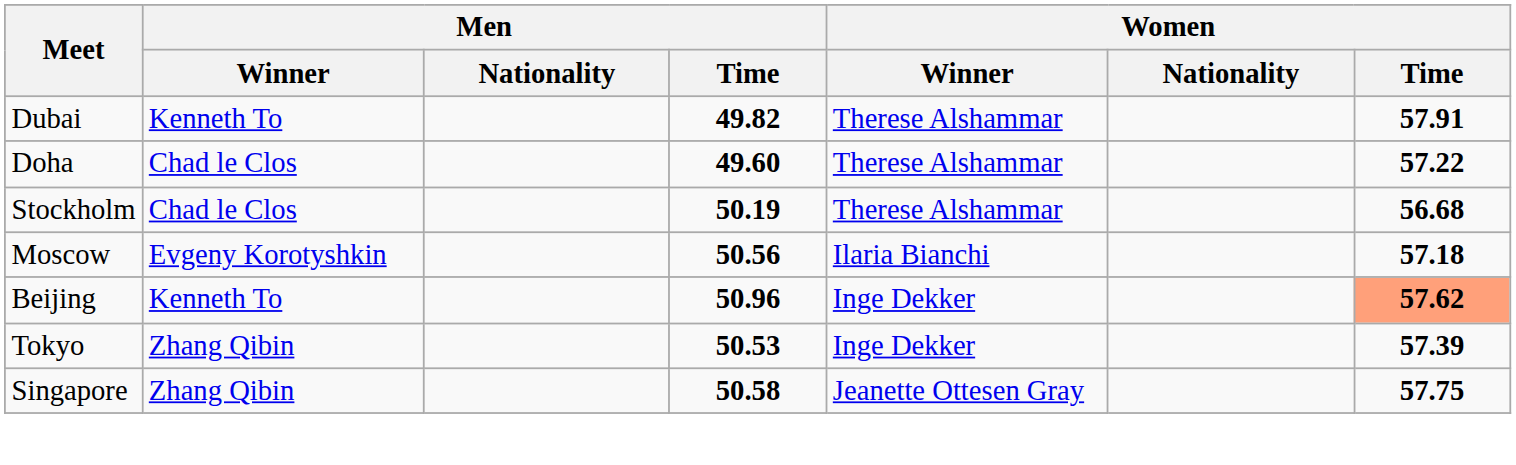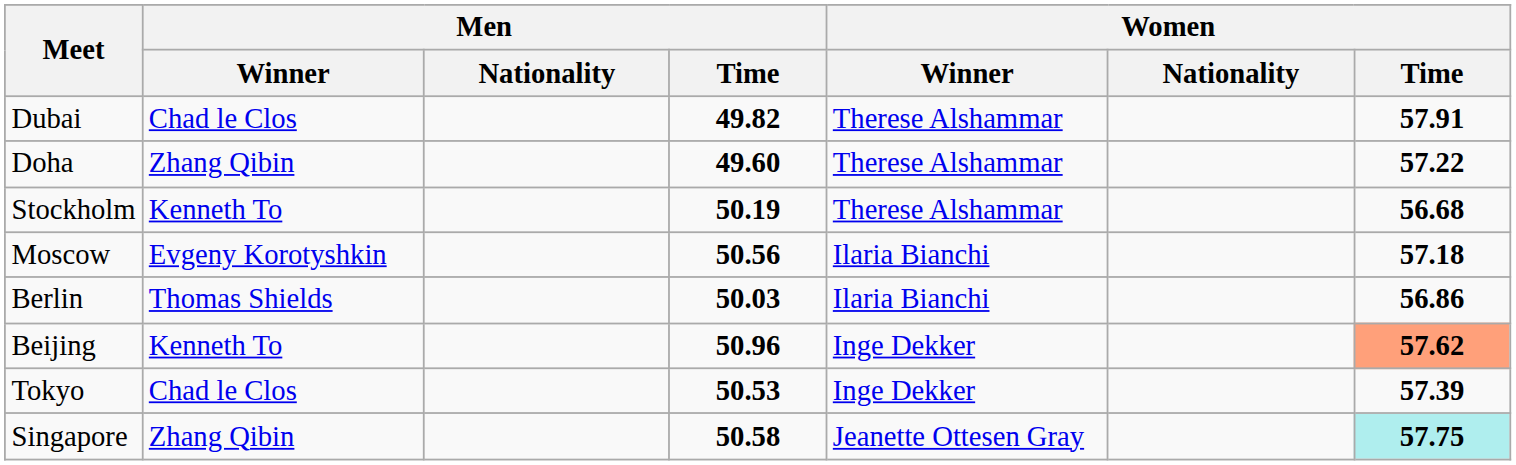(216, 118) Kenneth To -> (223, 118) Chad le Clos
(223, 163) Chad le Clos -> (222, 163) Zhang Qibin
(223, 208) Chad le Clos -> (216, 208) Kenneth To
+ row: (47, 299)
(222, 345) Zhang Qibin -> (223, 390) Chad le Clos
(1432, 390) no background -> (1432, 436) paleturquoise background
